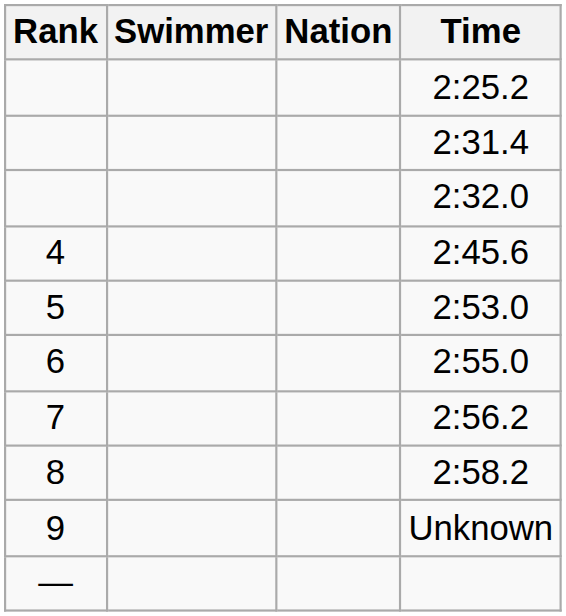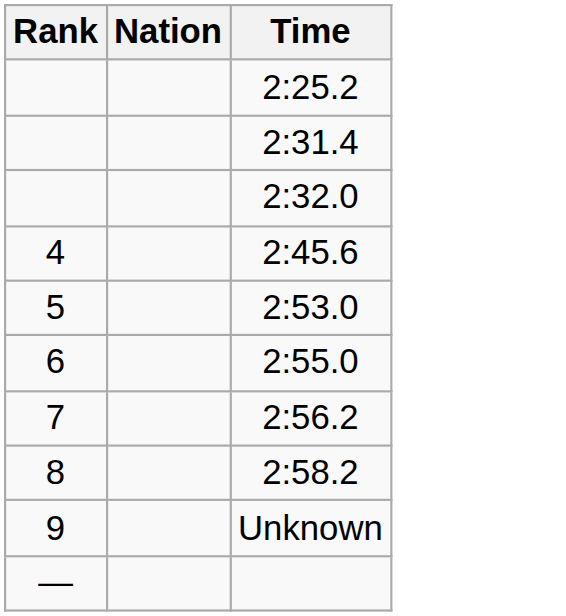- column: (191, 32)
